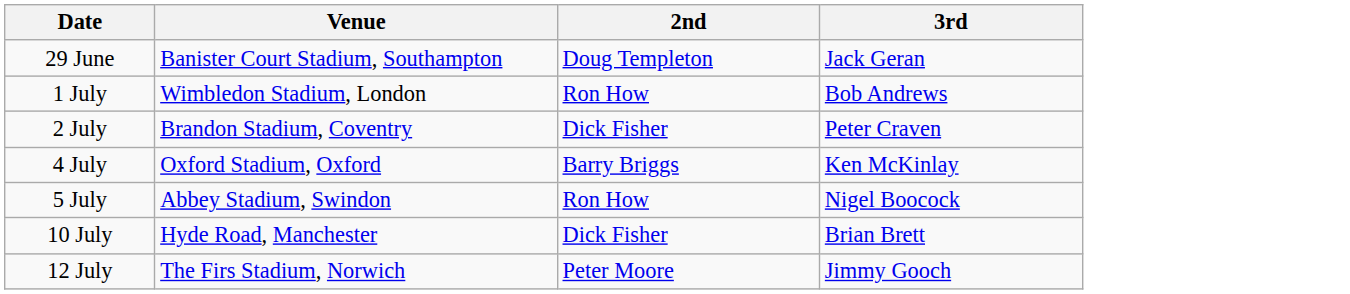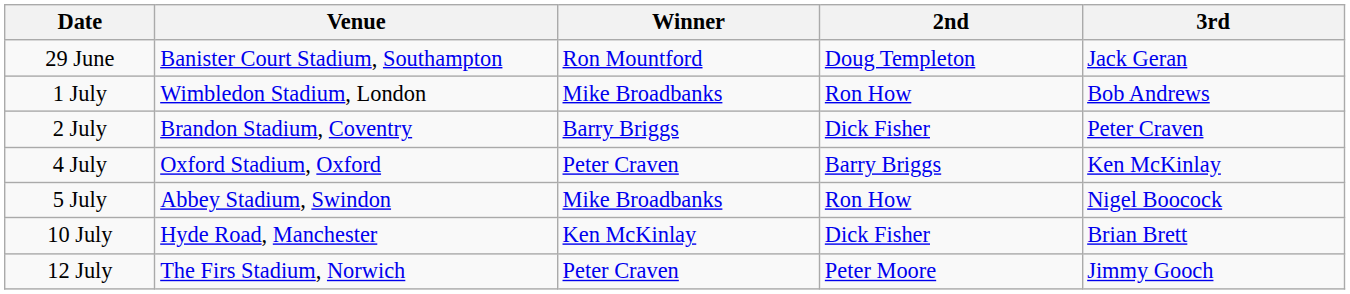+ column: (689, 22)
